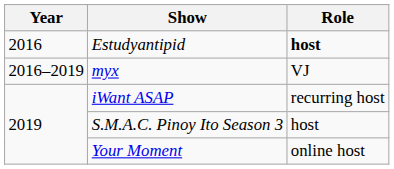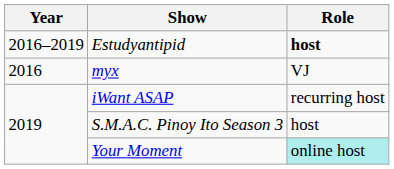(25, 44) 2016 -> (46, 44) 2016–2019
(46, 71) 2016–2019 -> (25, 71) 2016
(328, 151) no background -> (328, 151) paleturquoise background
